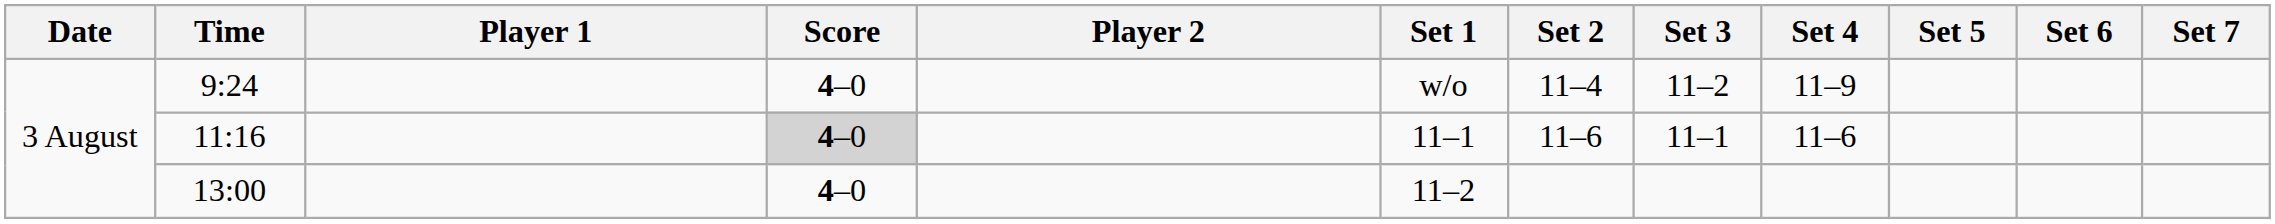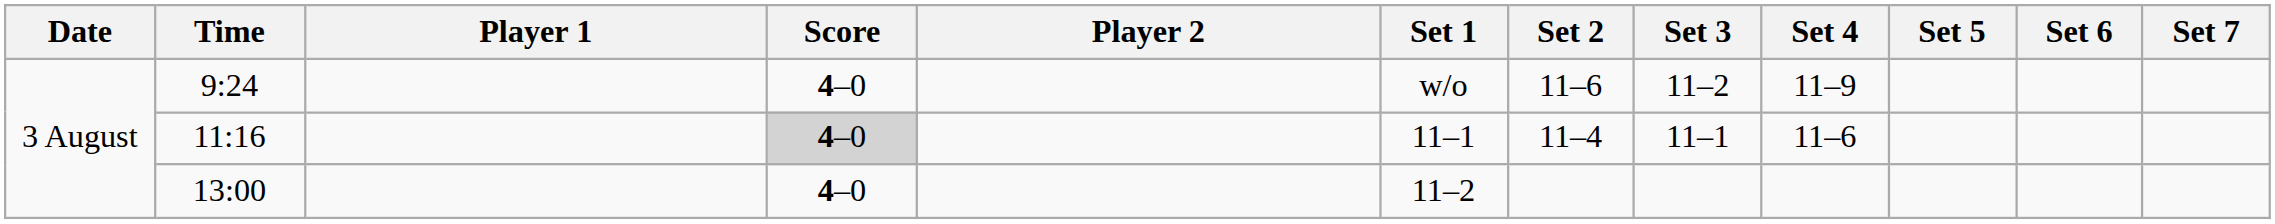(1571, 84) 11–4 -> (1571, 84) 11–6
(1571, 137) 11–6 -> (1571, 137) 11–4
